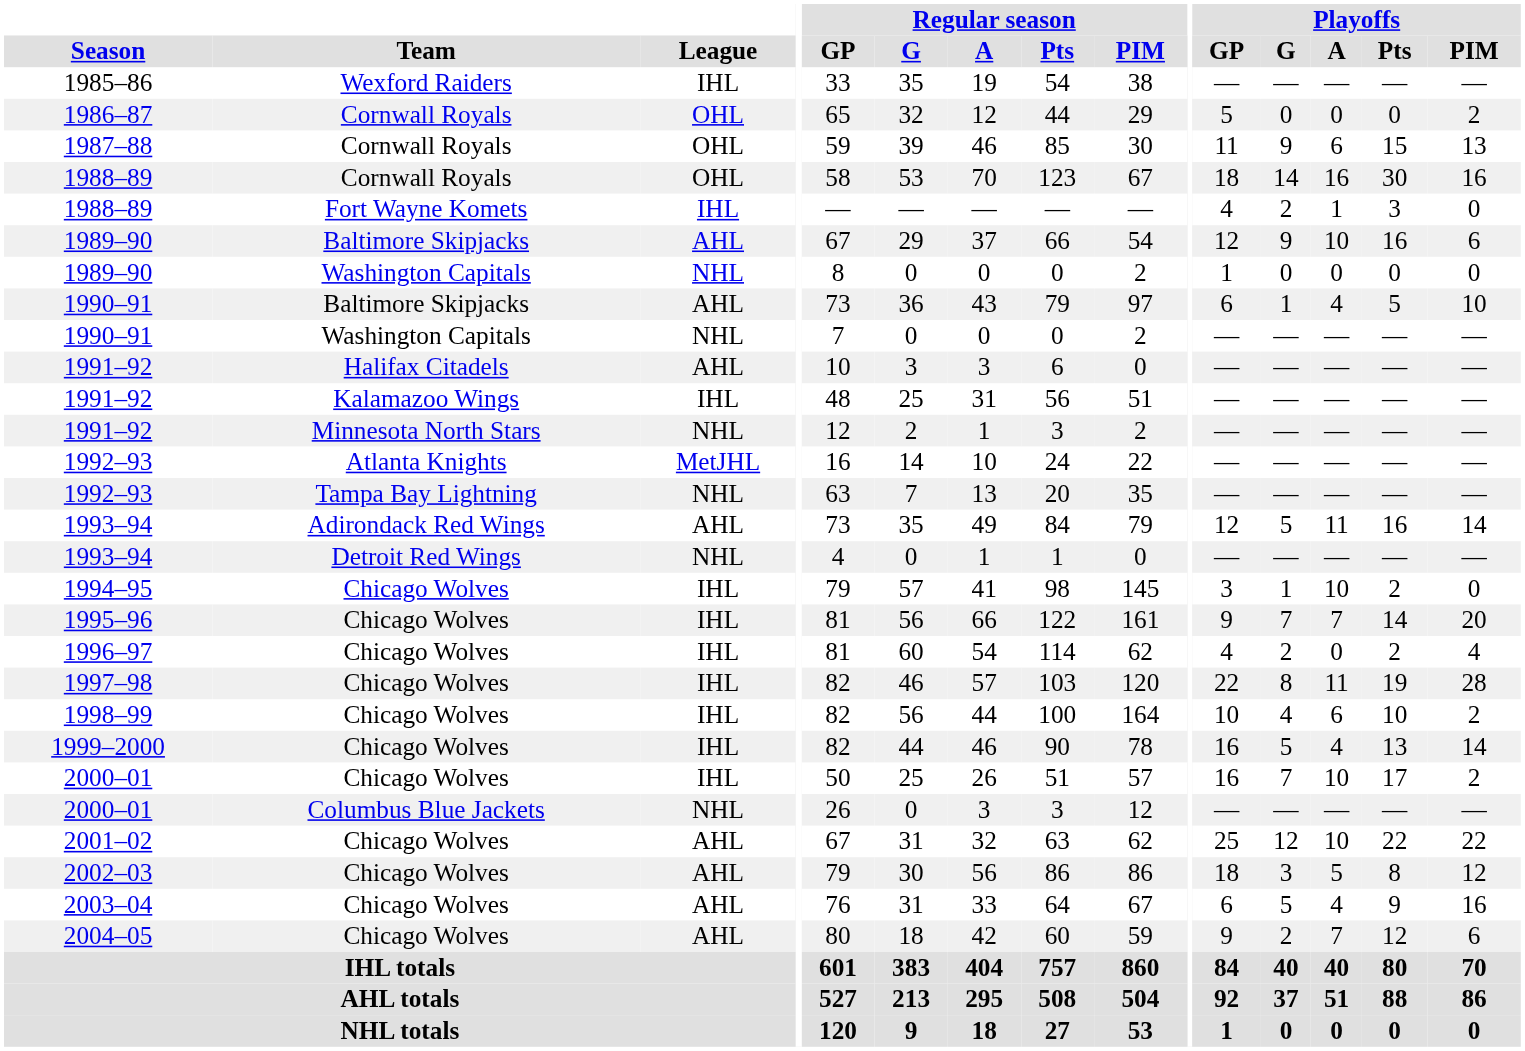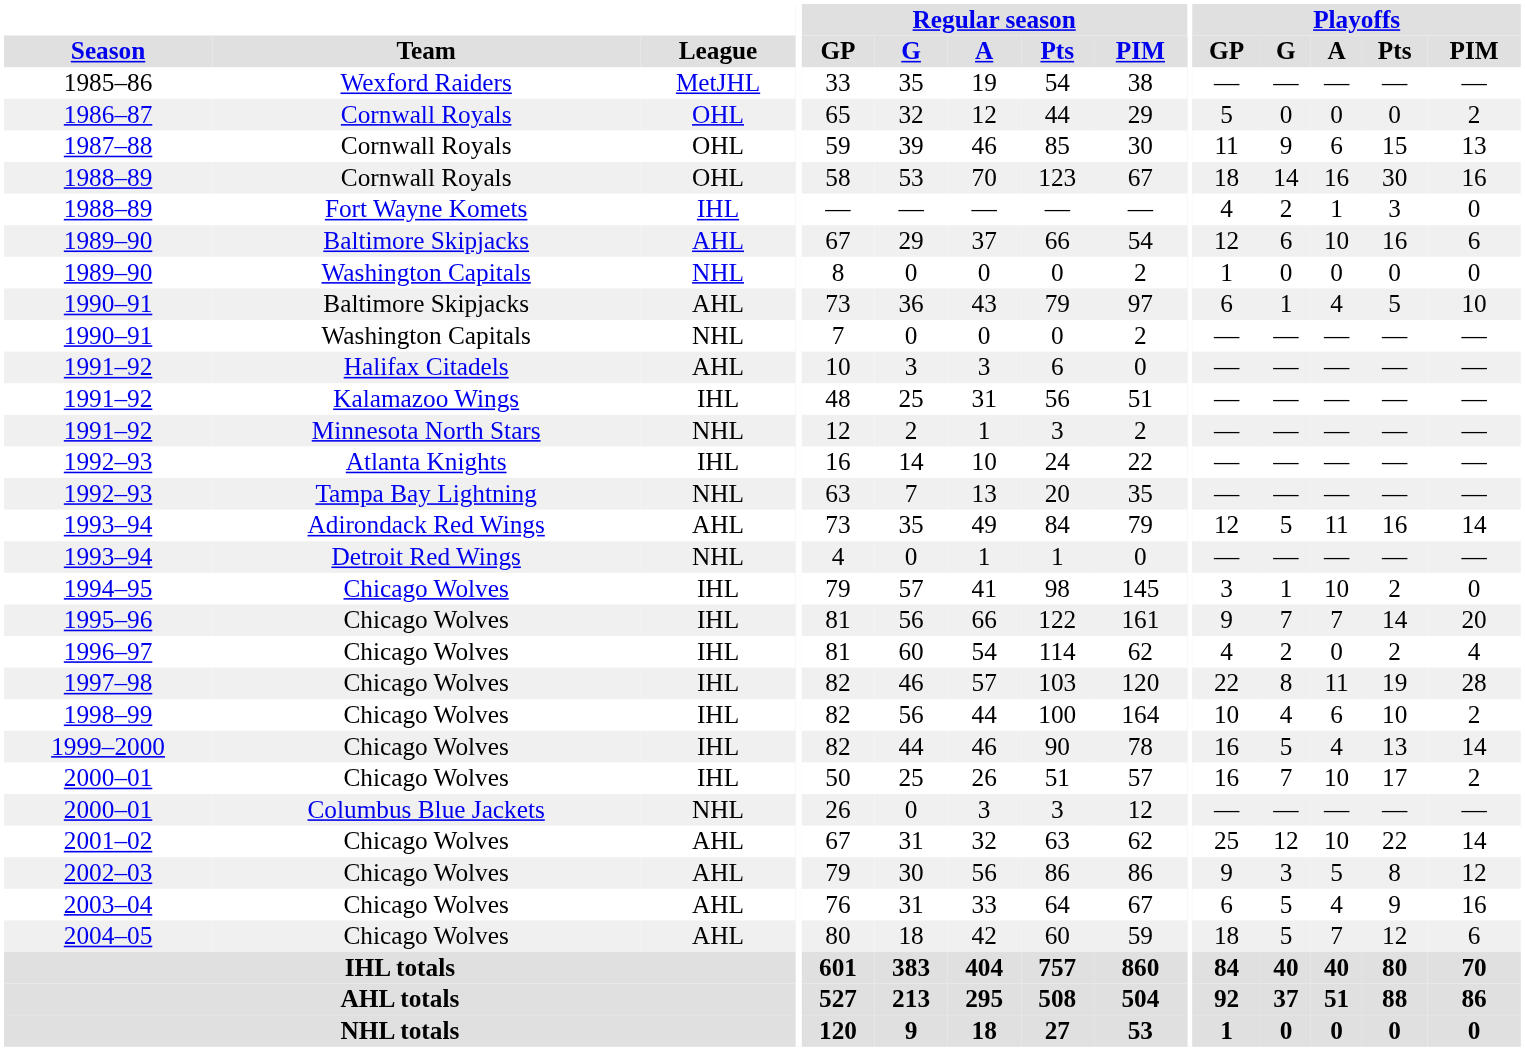(718, 82) IHL -> (718, 82) MetJHL
(1286, 240) 9 -> (1286, 240) 6
(718, 461) MetJHL -> (718, 461) IHL
(1474, 841) 22 -> (1474, 841) 14
(1227, 872) 18 -> (1227, 872) 9
(1227, 935) 9 -> (1227, 935) 18
(1286, 935) 2 -> (1286, 935) 5
